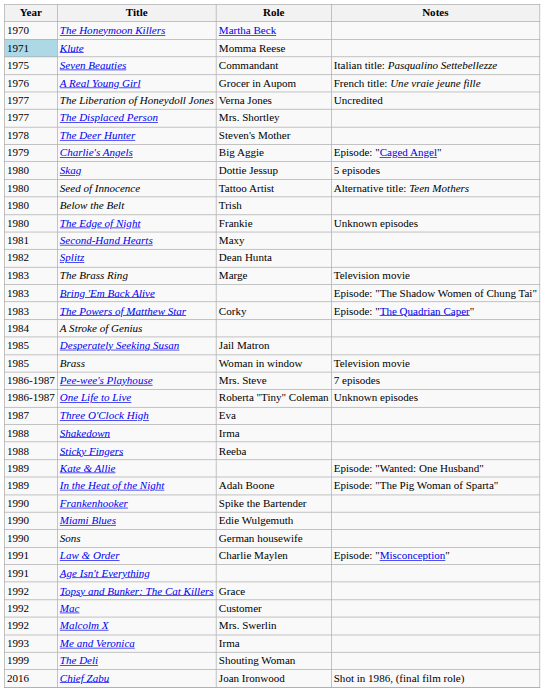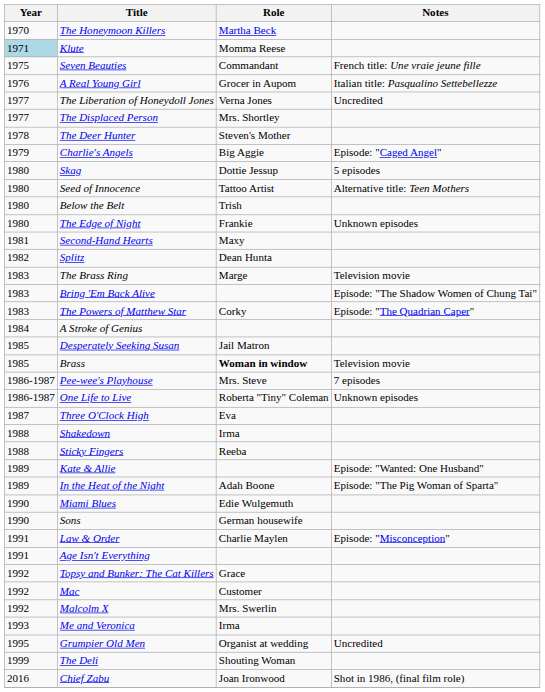(415, 65) Italian title: Pasqualino Settebellezze -> (407, 65) French title: Une vraie jeune fille
(407, 83) French title: Une vraie jeune fille -> (415, 83) Italian title: Pasqualino Settebellezze
(261, 363) normal -> (263, 363) bold
- row: (94, 503)
+ row: (102, 643)
